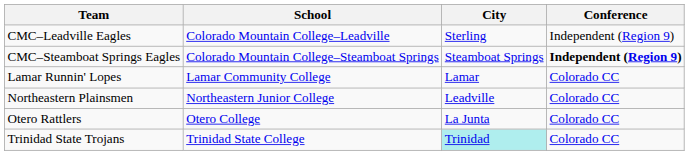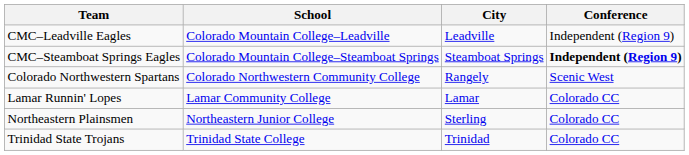(466, 35) Sterling -> (470, 35) Leadville
+ row: (93, 77)
(470, 98) Leadville -> (466, 118) Sterling
- row: (44, 118)
(467, 139) paleturquoise background -> (467, 139) no background
